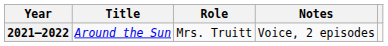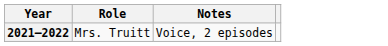- column: (123, 14)
